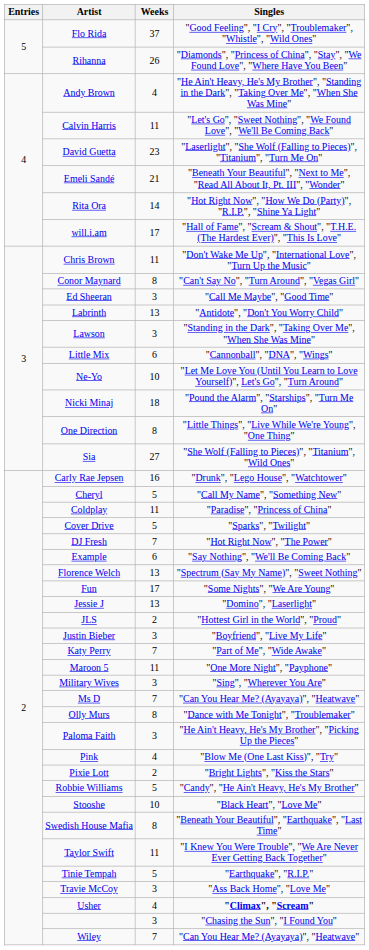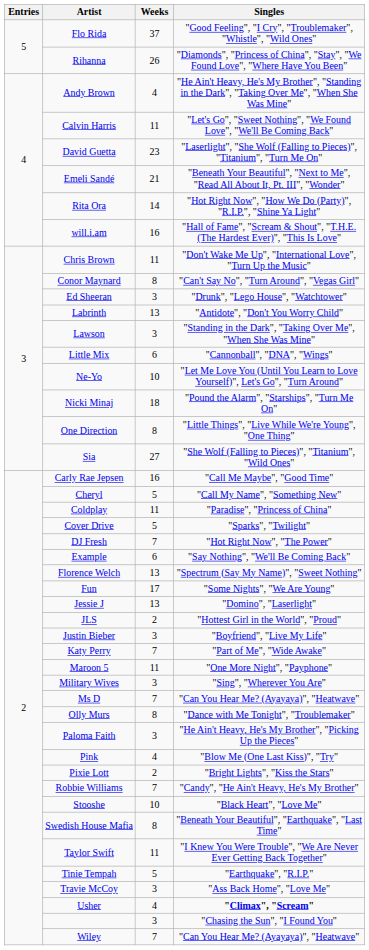(155, 233) 17 -> (155, 233) 16
(269, 297) "Call Me Maybe", "Good Time" -> (269, 297) "Drunk", "Lego House", "Watchtower"
(269, 478) "Drunk", "Lego House", "Watchtower" -> (269, 478) "Call Me Maybe", "Good Time"
(155, 788) 5 -> (155, 788) 7
